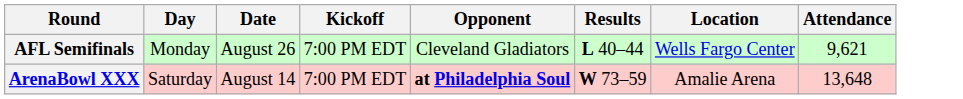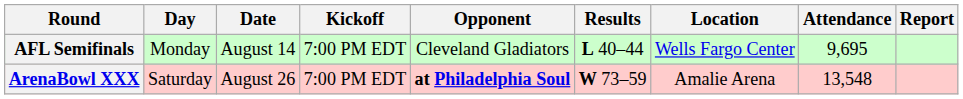+ column: (927, 19)
(258, 49) August 26 -> (258, 49) August 14
(847, 49) 9,621 -> (847, 49) 9,695
(258, 79) August 14 -> (258, 79) August 26
(847, 79) 13,648 -> (847, 79) 13,548
